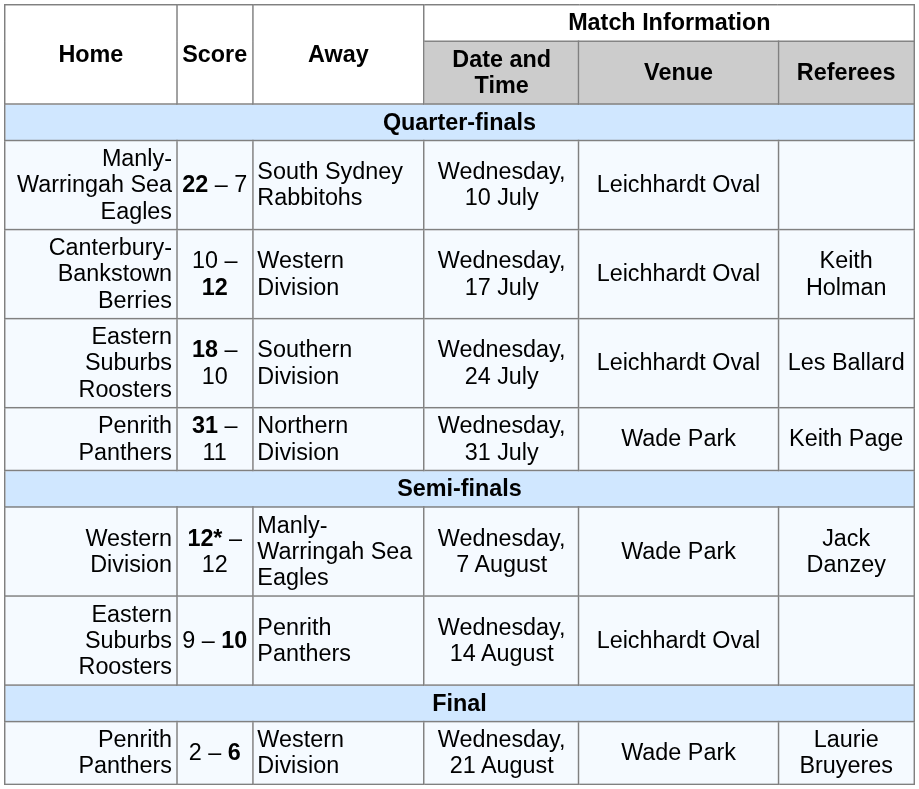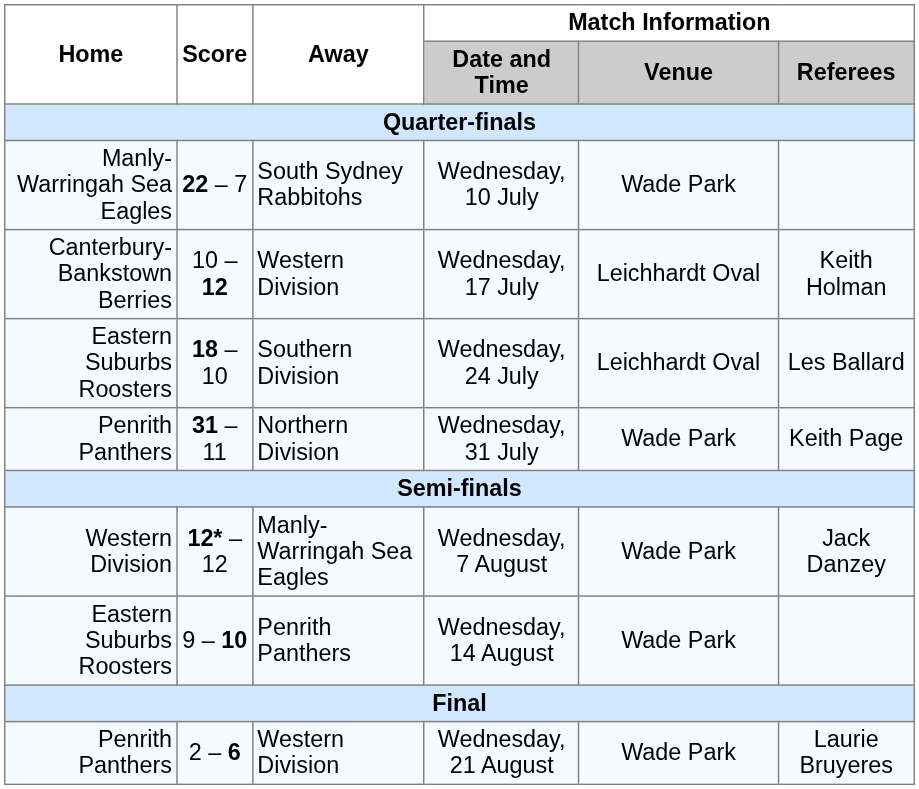(678, 184) Leichhardt Oval -> (679, 184) Wade Park
(678, 640) Leichhardt Oval -> (679, 640) Wade Park
